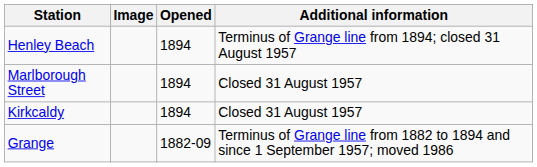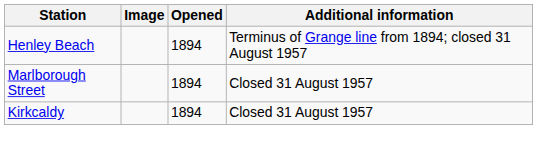- row: (31, 142)
